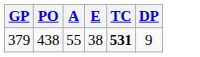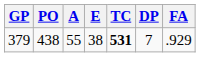+ column: (179, 16)
(149, 39) 9 -> (149, 39) 7
